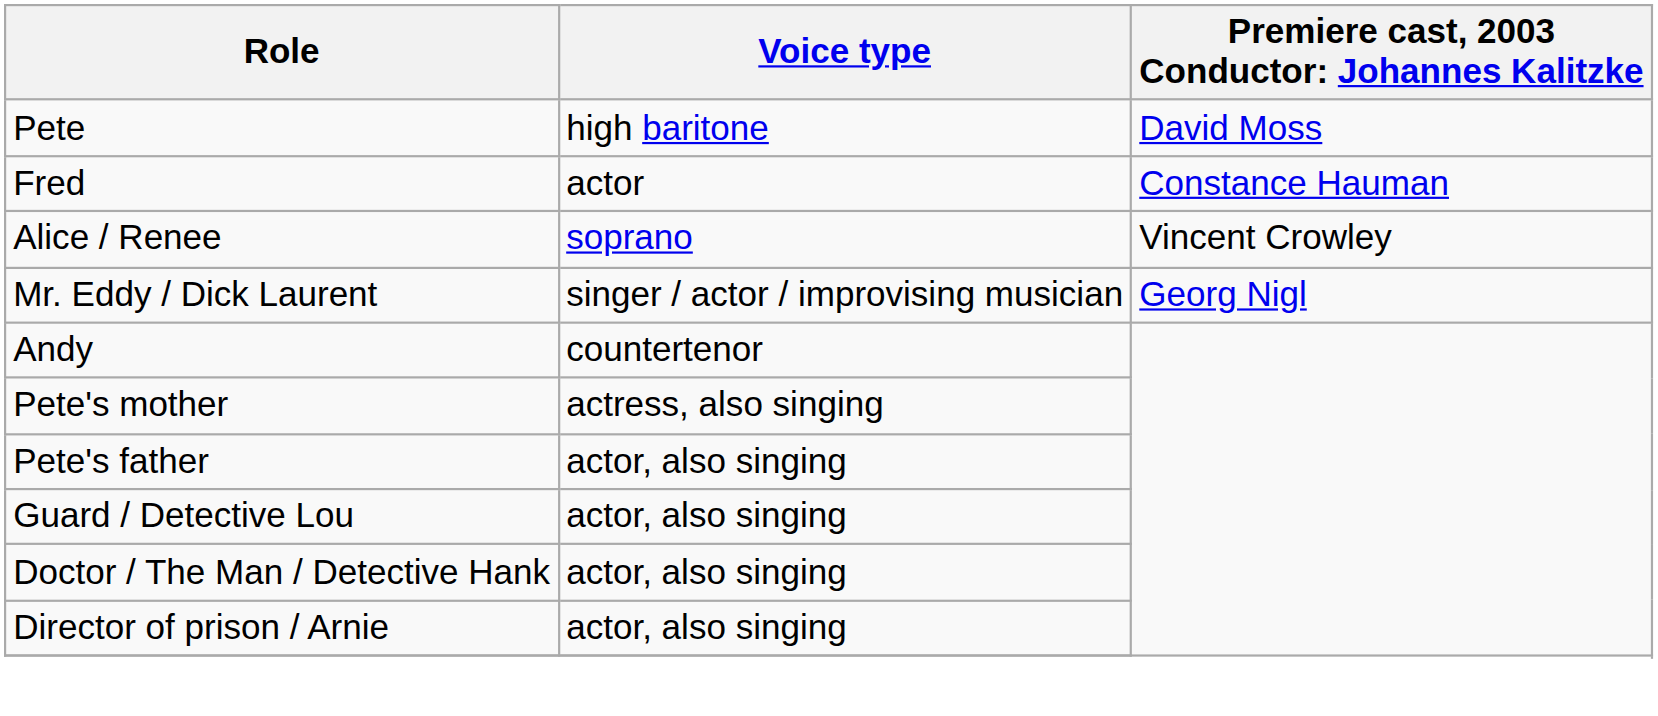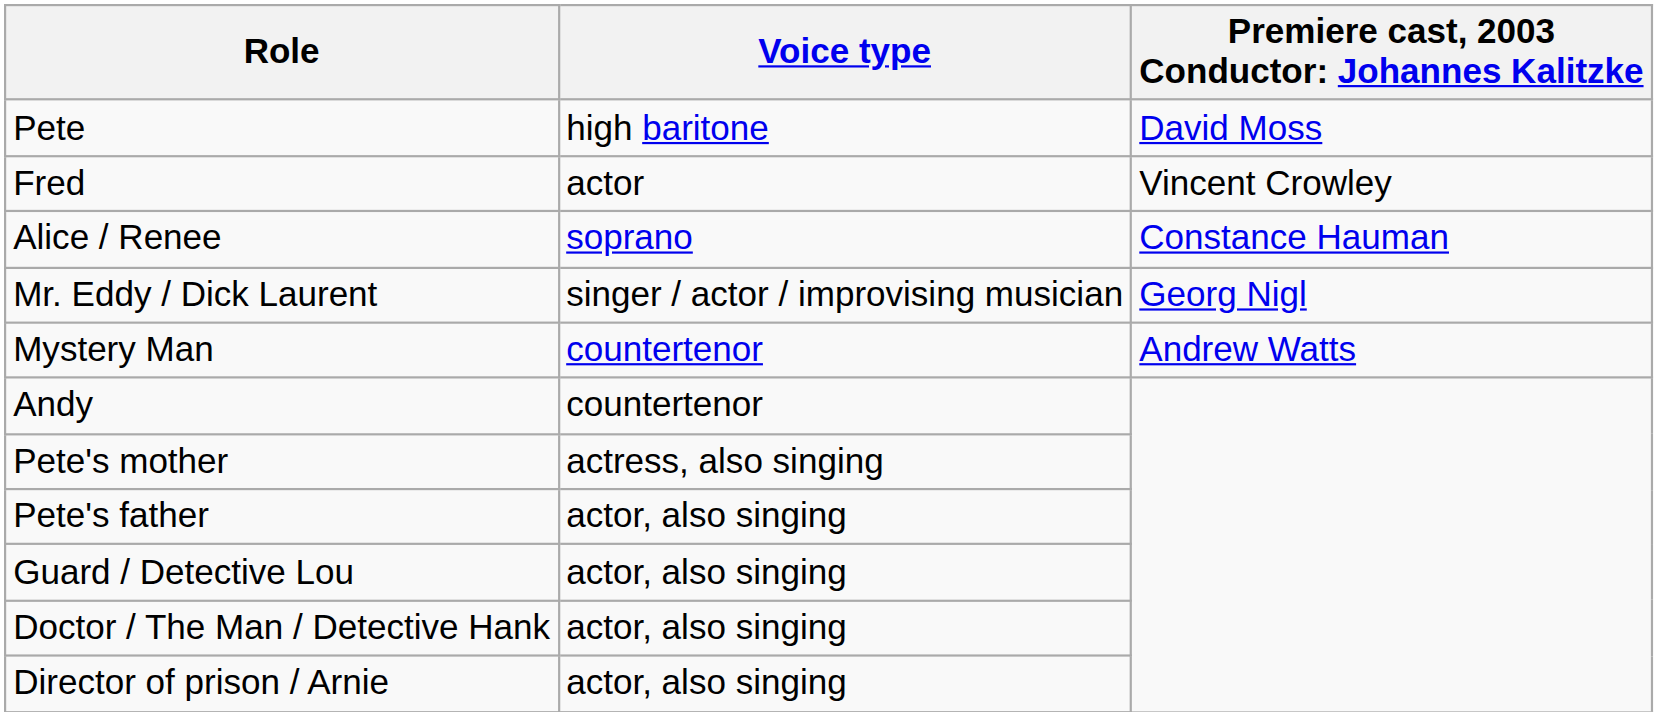(1294, 182) Constance Hauman -> (1266, 182) Vincent Crowley
(1266, 238) Vincent Crowley -> (1294, 238) Constance Hauman
+ row: (113, 349)
